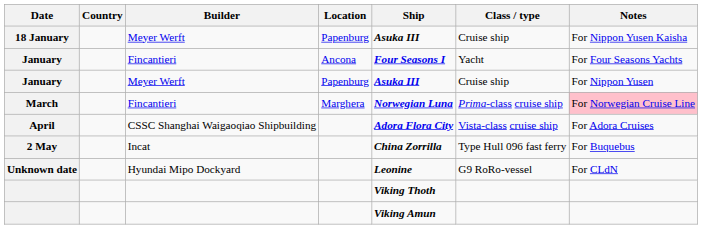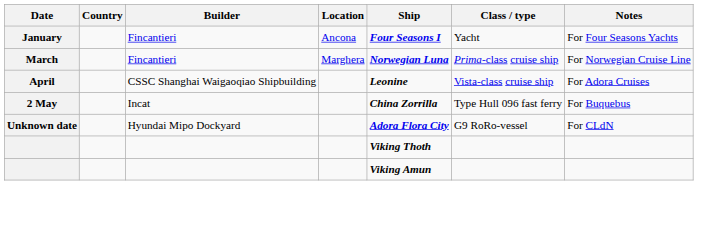- row: (42, 37)
- row: (42, 81)
(633, 103) pink background -> (629, 59) no background
(414, 125) Adora Flora City -> (389, 81) Leonine
(393, 169) Leonine -> (409, 125) Adora Flora City
